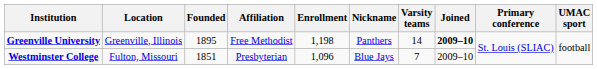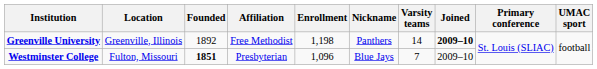(206, 40) 1895 -> (206, 40) 1892
(206, 56) normal -> (206, 56) bold
